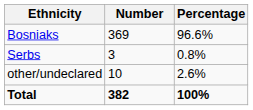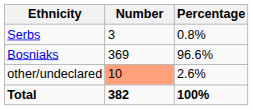rows swapped: (33, 34) <-> (24, 54)
(115, 74) no background -> (115, 74) lightsalmon background
